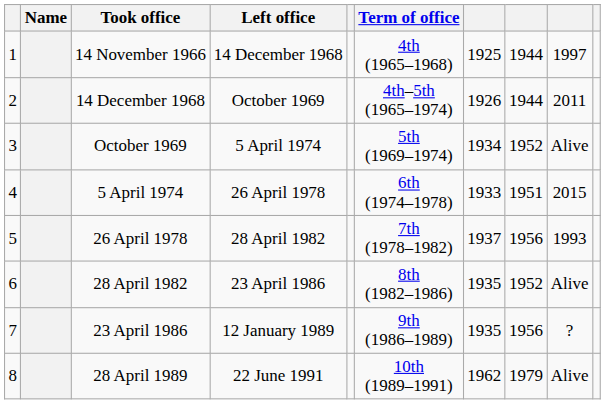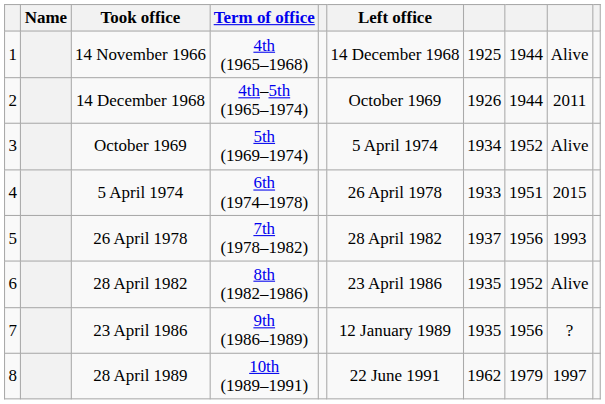columns swapped: (278, 17) <-> (409, 17)
(570, 54) 1997 -> (570, 54) Alive
(570, 376) Alive -> (570, 376) 1997
